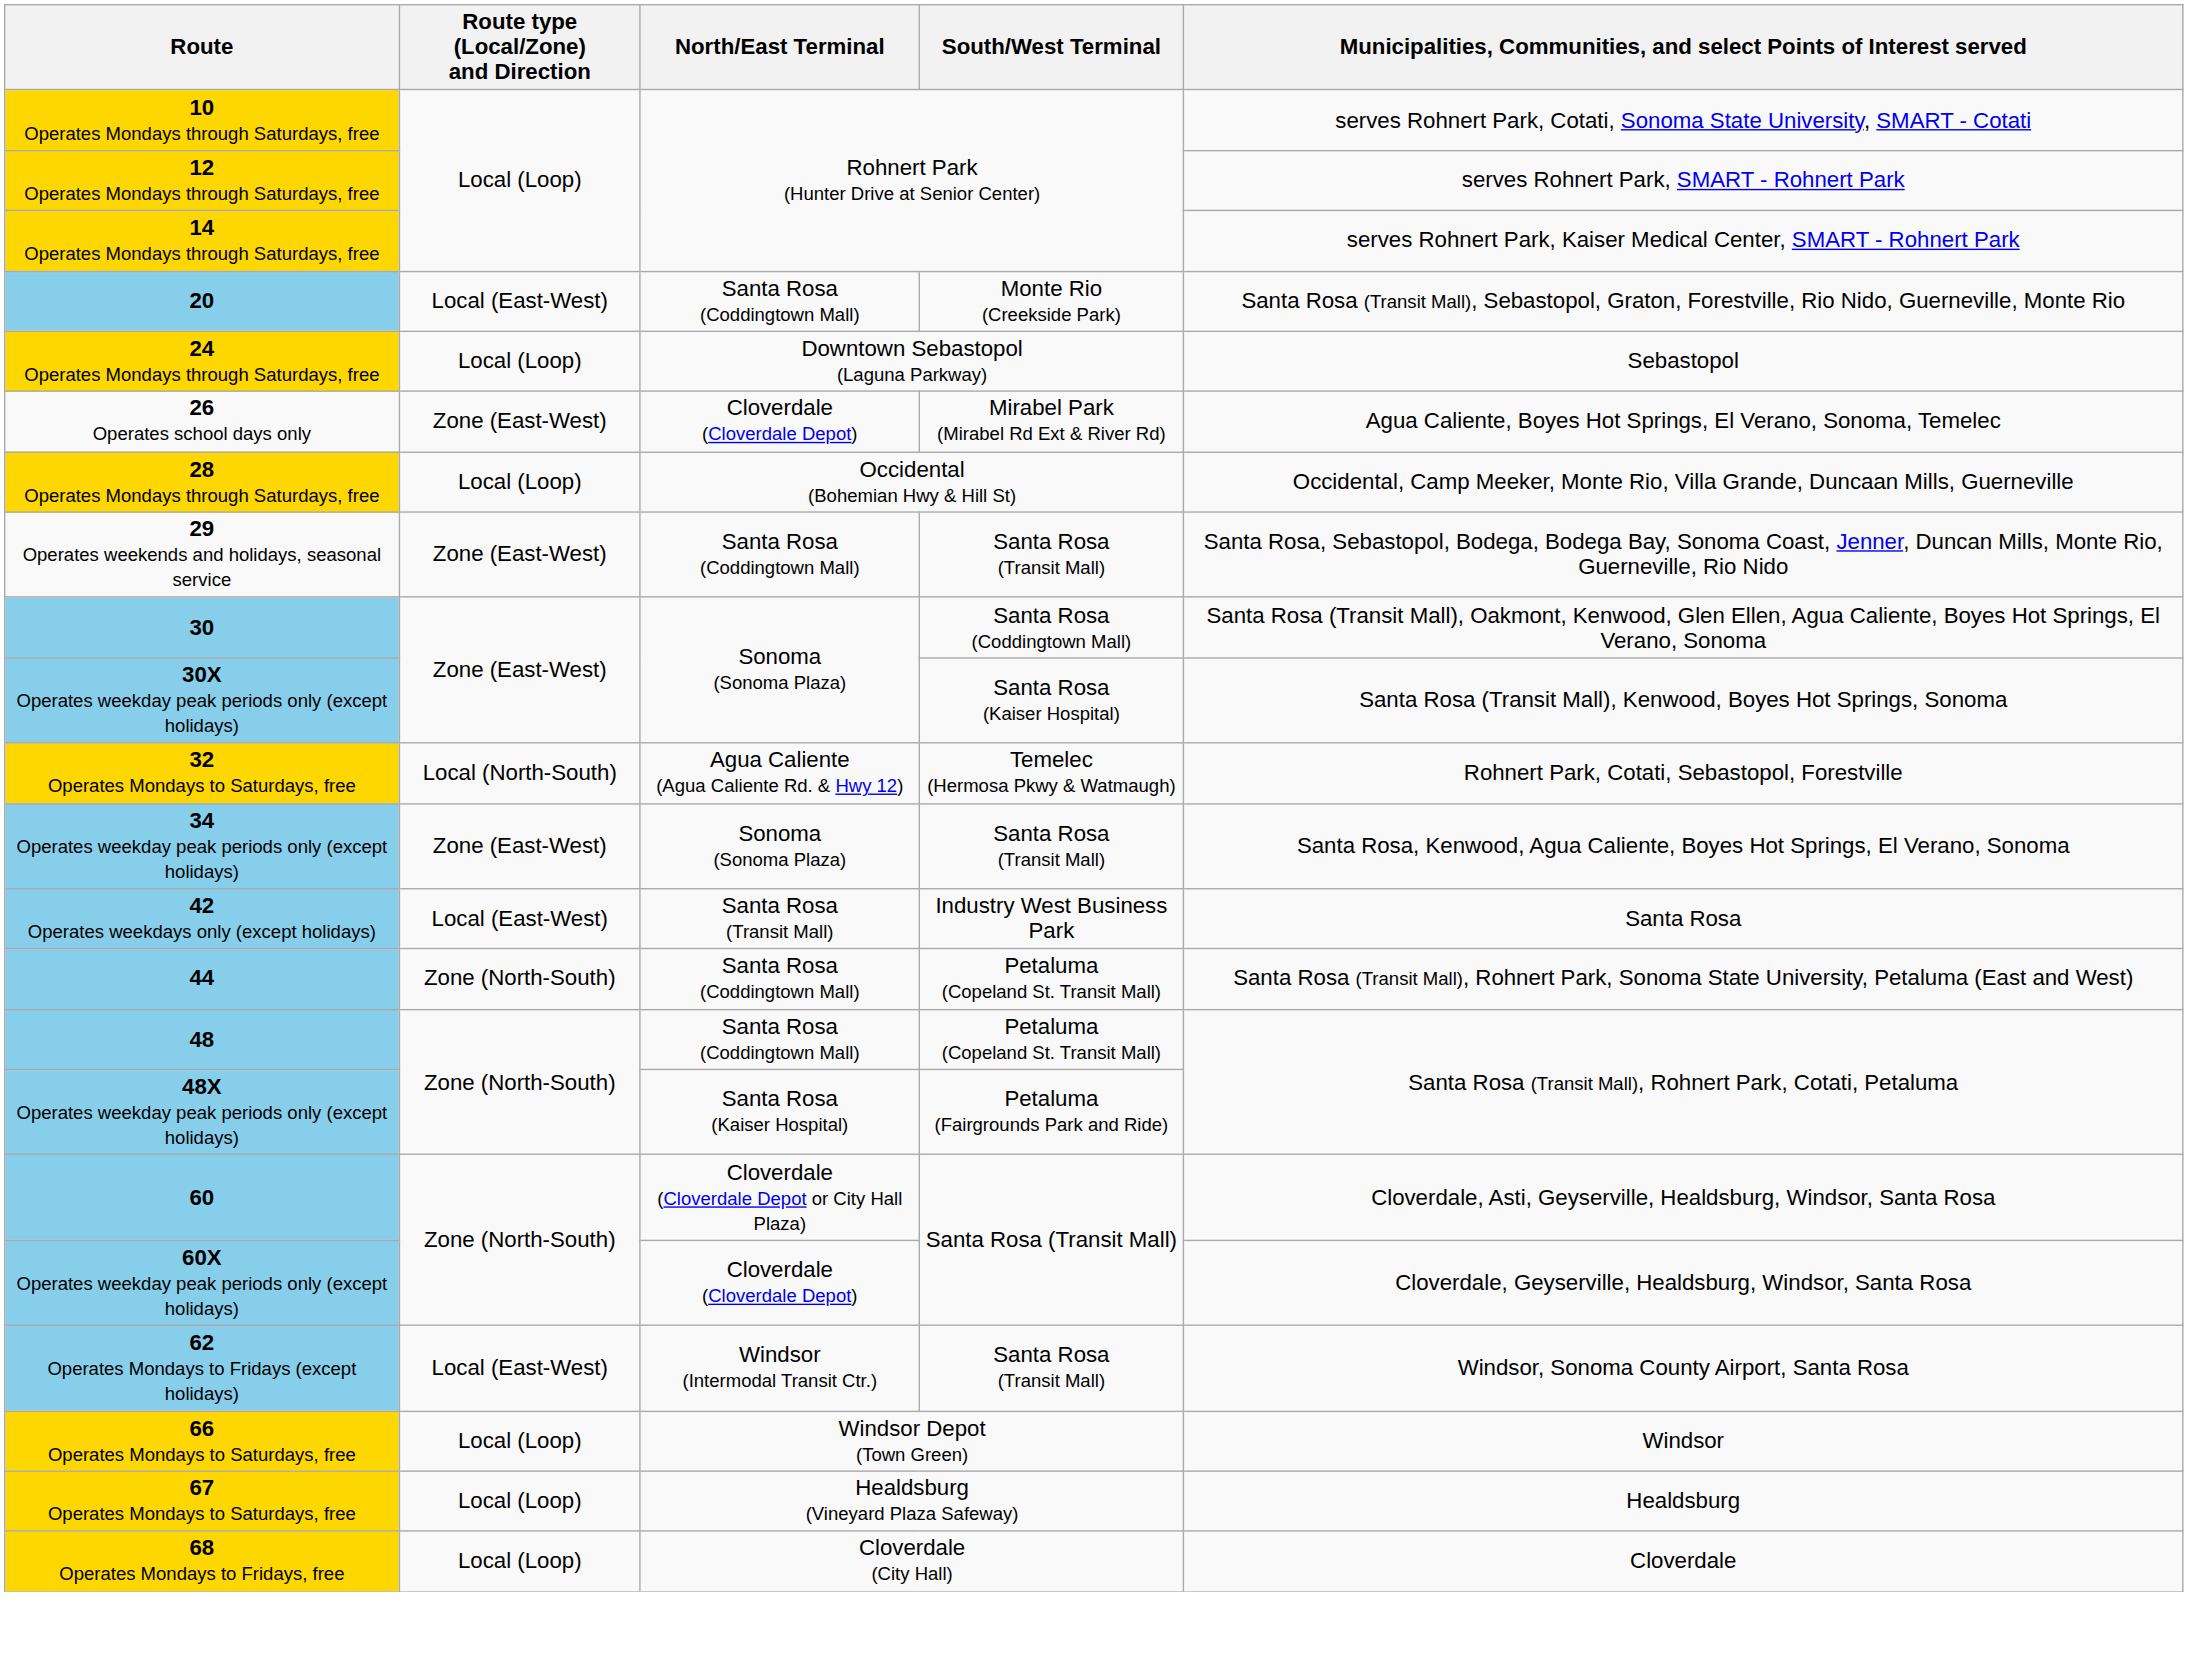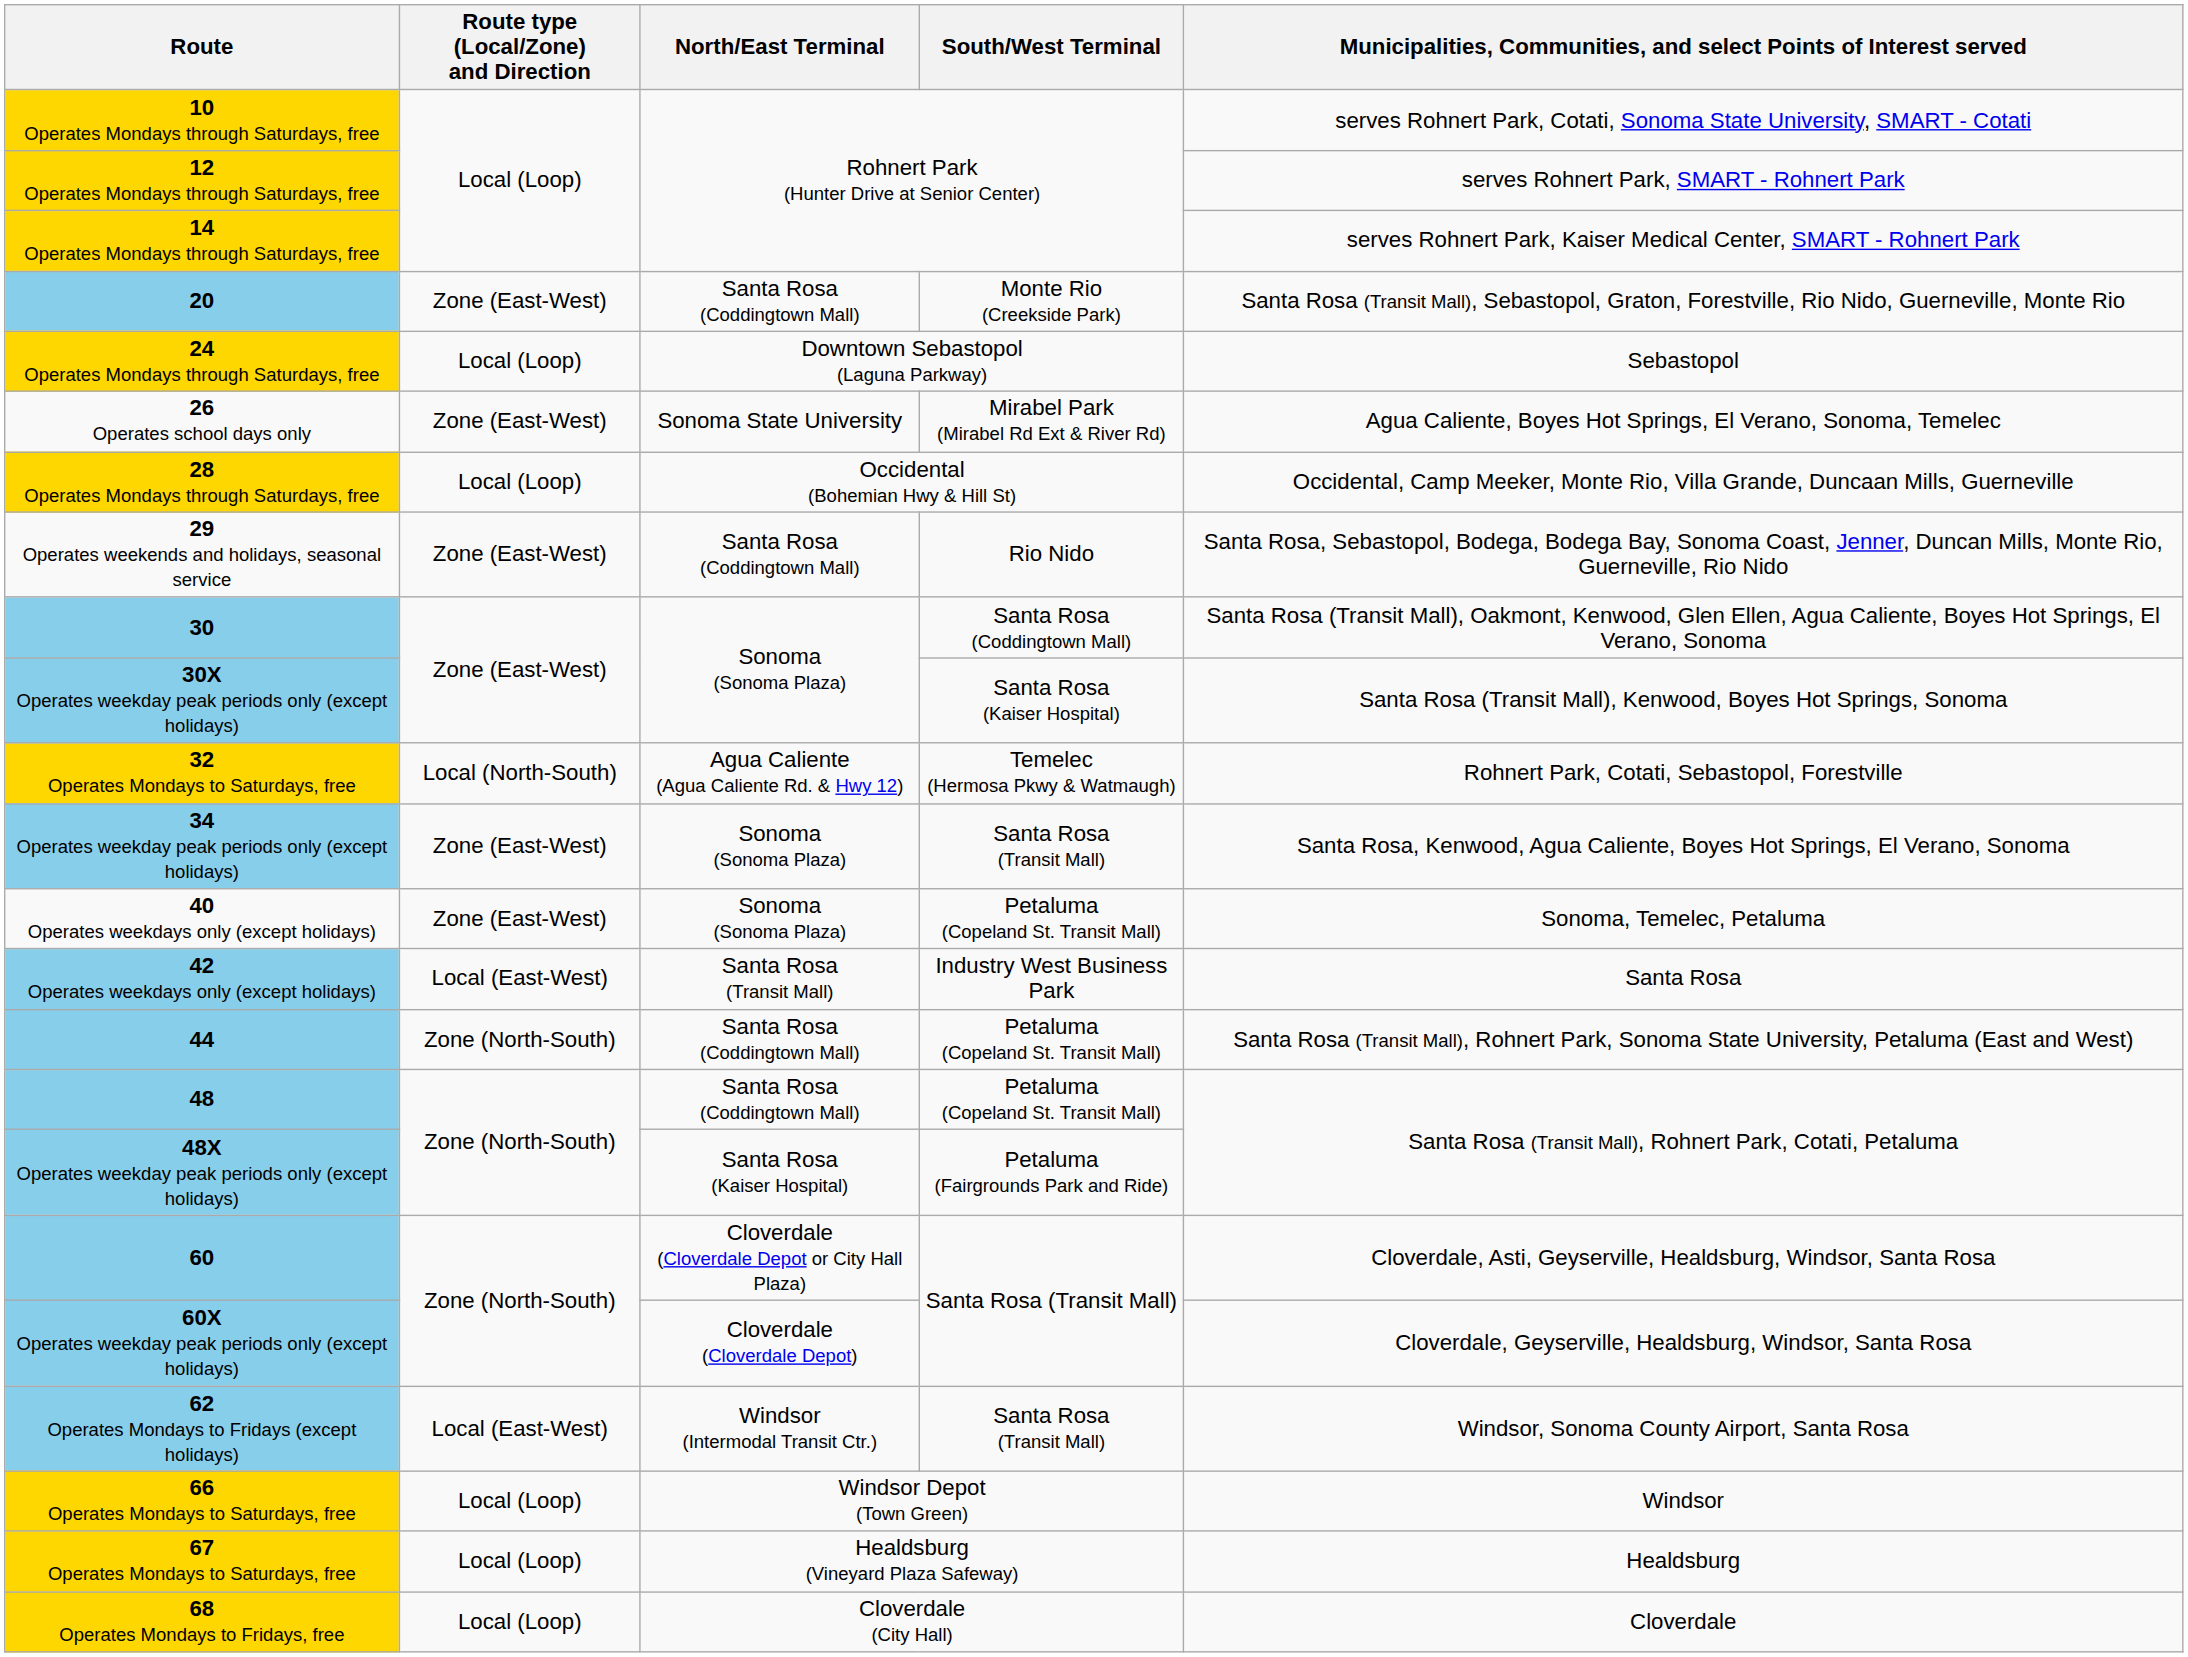(520, 300) Local (East-West) -> (520, 300) Zone (East-West)
(780, 421) Cloverdale (Cloverdale Depot) -> (780, 421) Sonoma State University
(1051, 554) Santa Rosa (Transit Mall) -> (1051, 554) Rio Nido
+ row: (202, 918)
